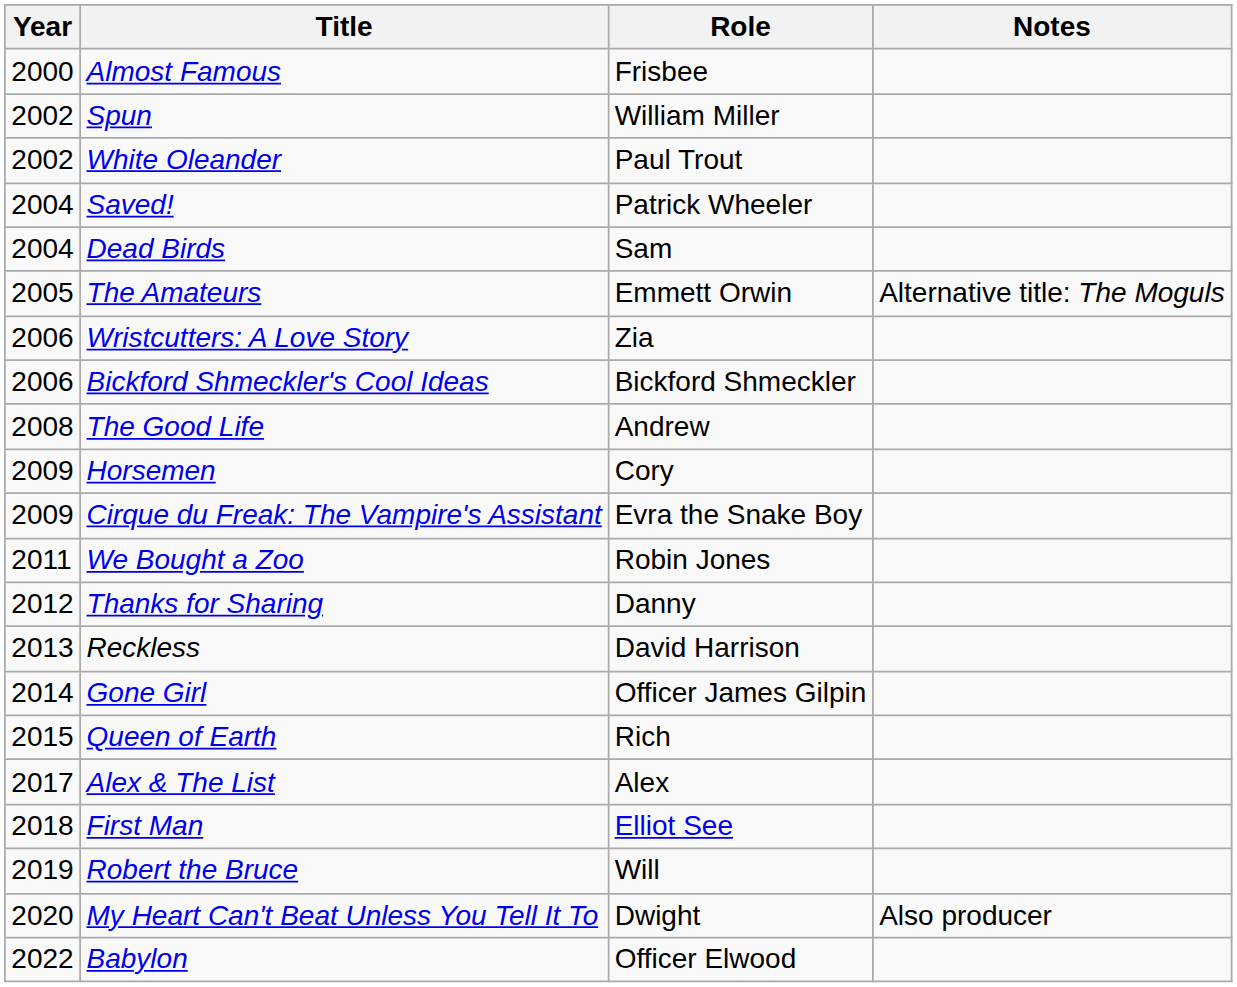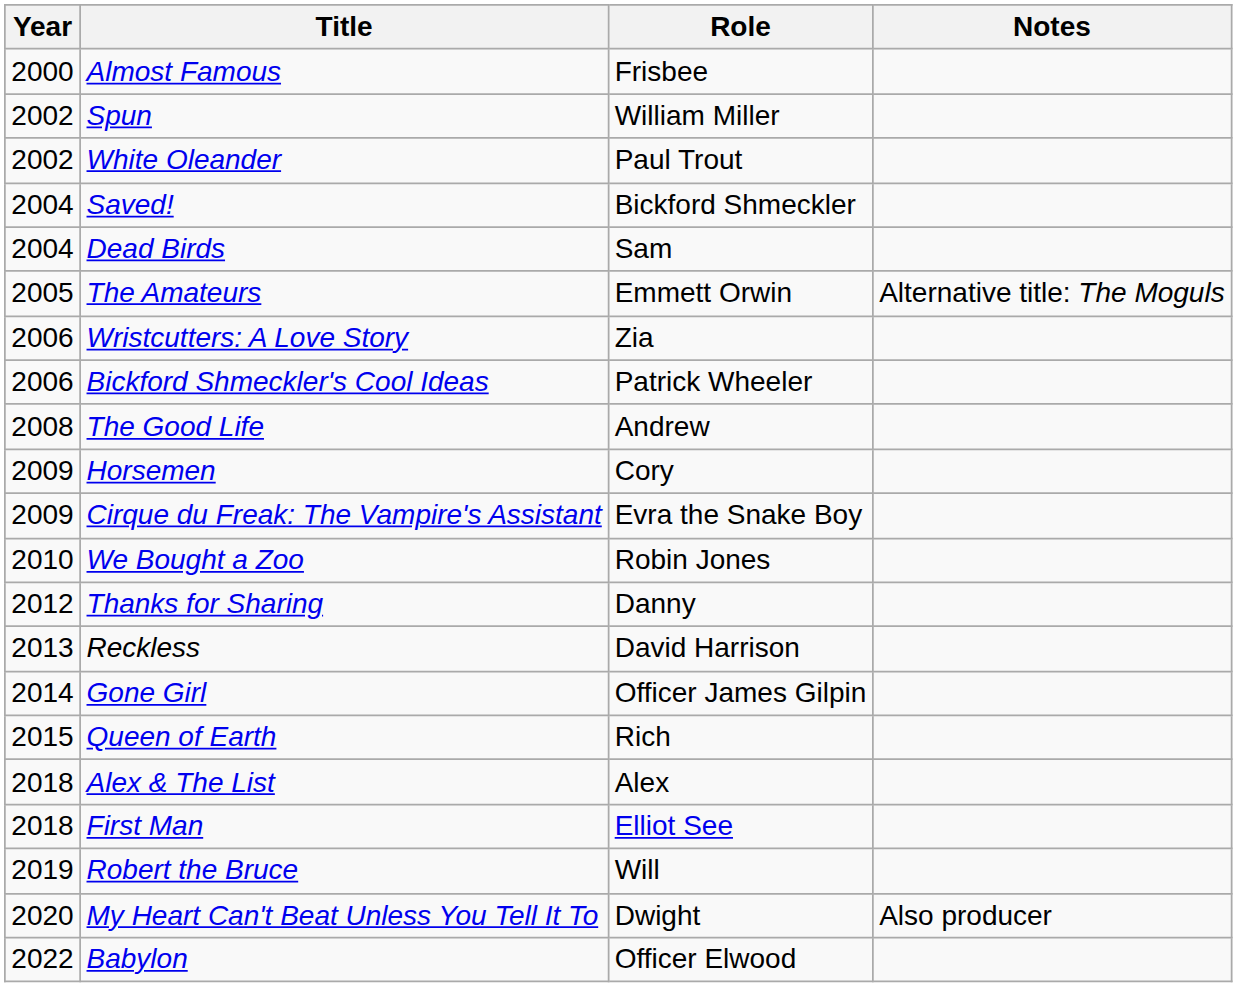(714, 204) Patrick Wheeler -> (735, 204) Bickford Shmeckler
(735, 381) Bickford Shmeckler -> (714, 381) Patrick Wheeler
(41, 559) 2011 -> (42, 559) 2010
(42, 781) 2017 -> (42, 781) 2018
